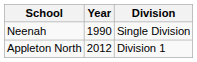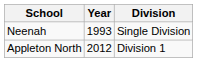(99, 31) 1990 -> (99, 31) 1993
